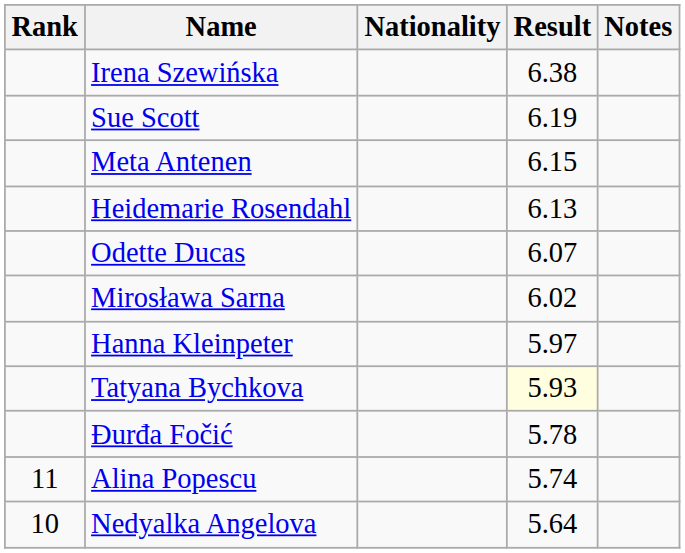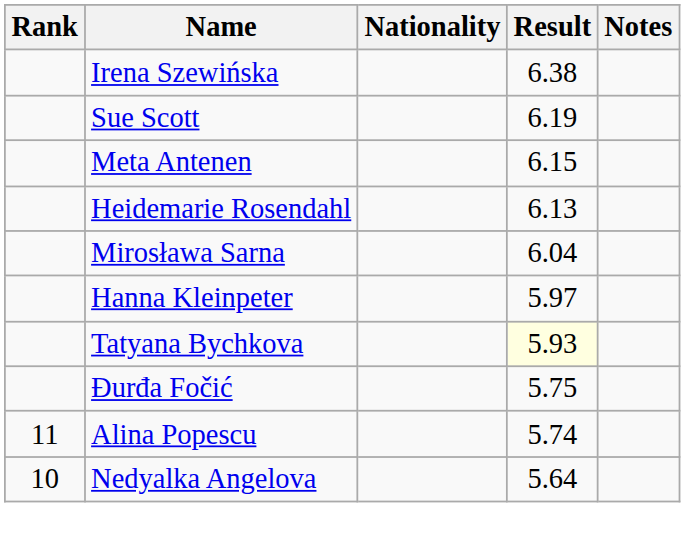- row: (168, 252)
(552, 298) 6.02 -> (552, 252) 6.04
(552, 433) 5.78 -> (552, 388) 5.75
